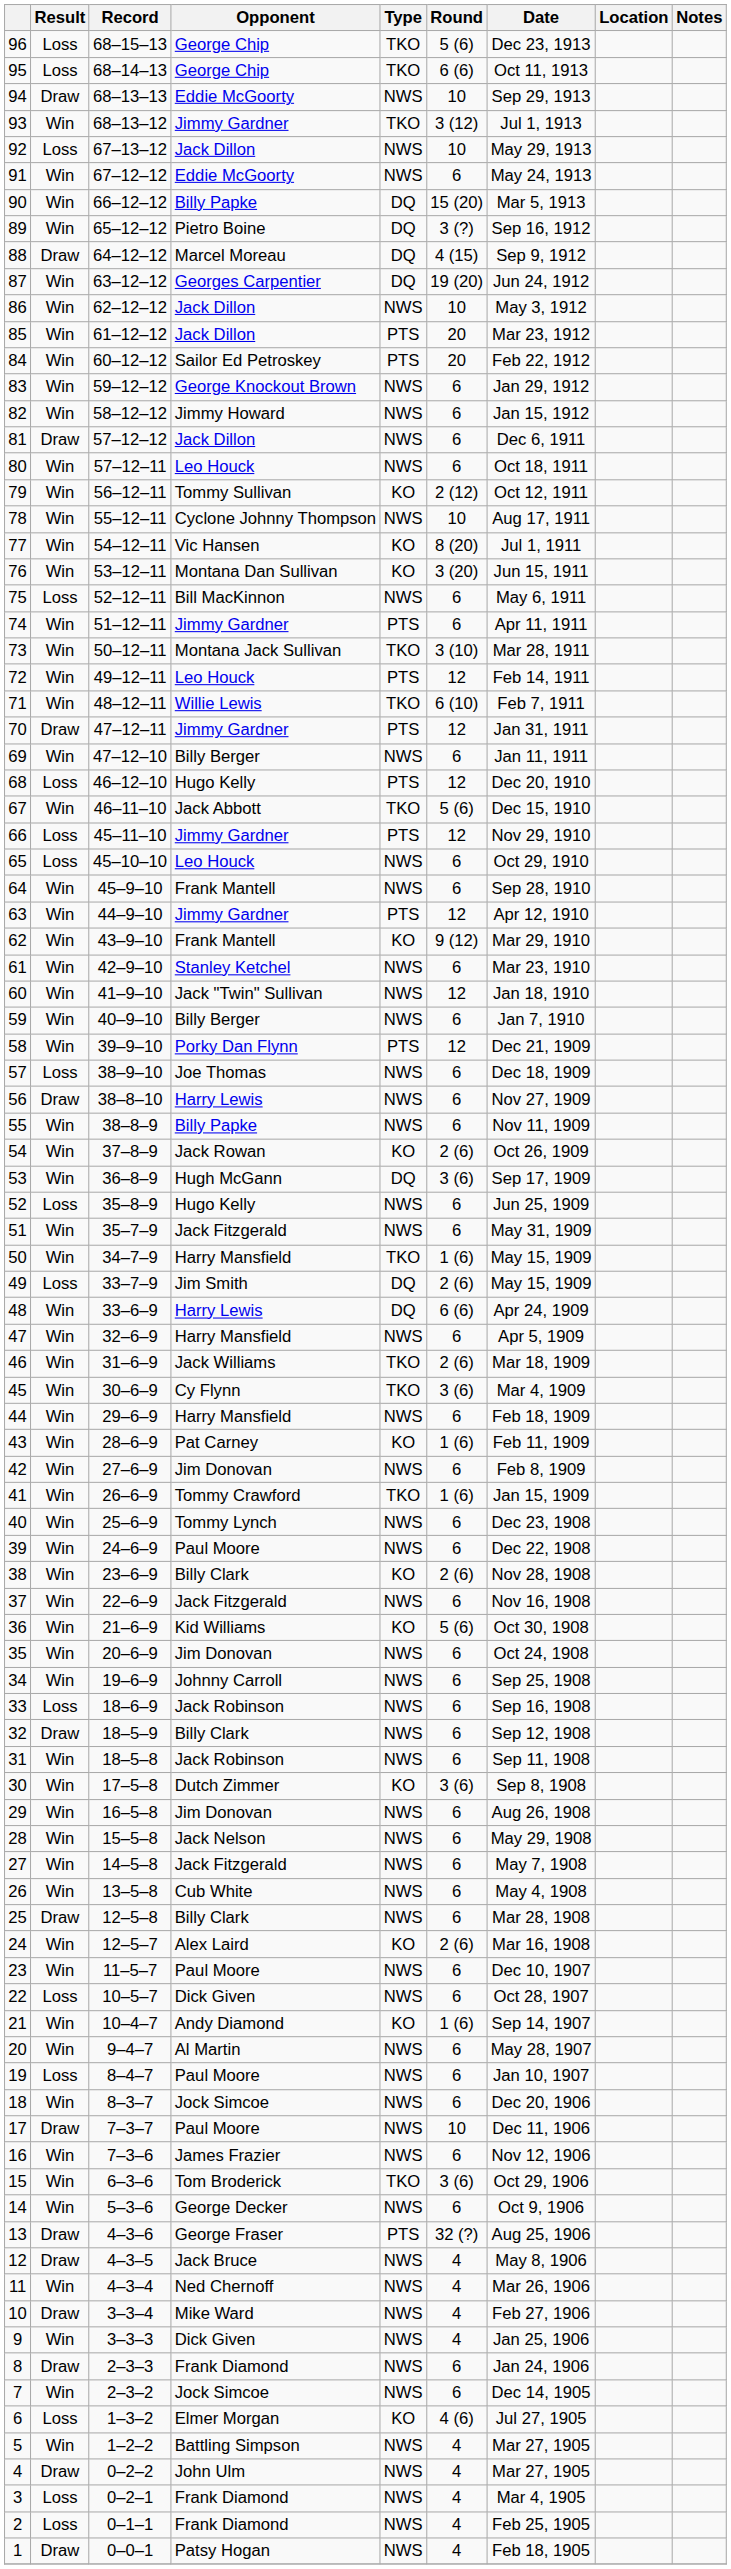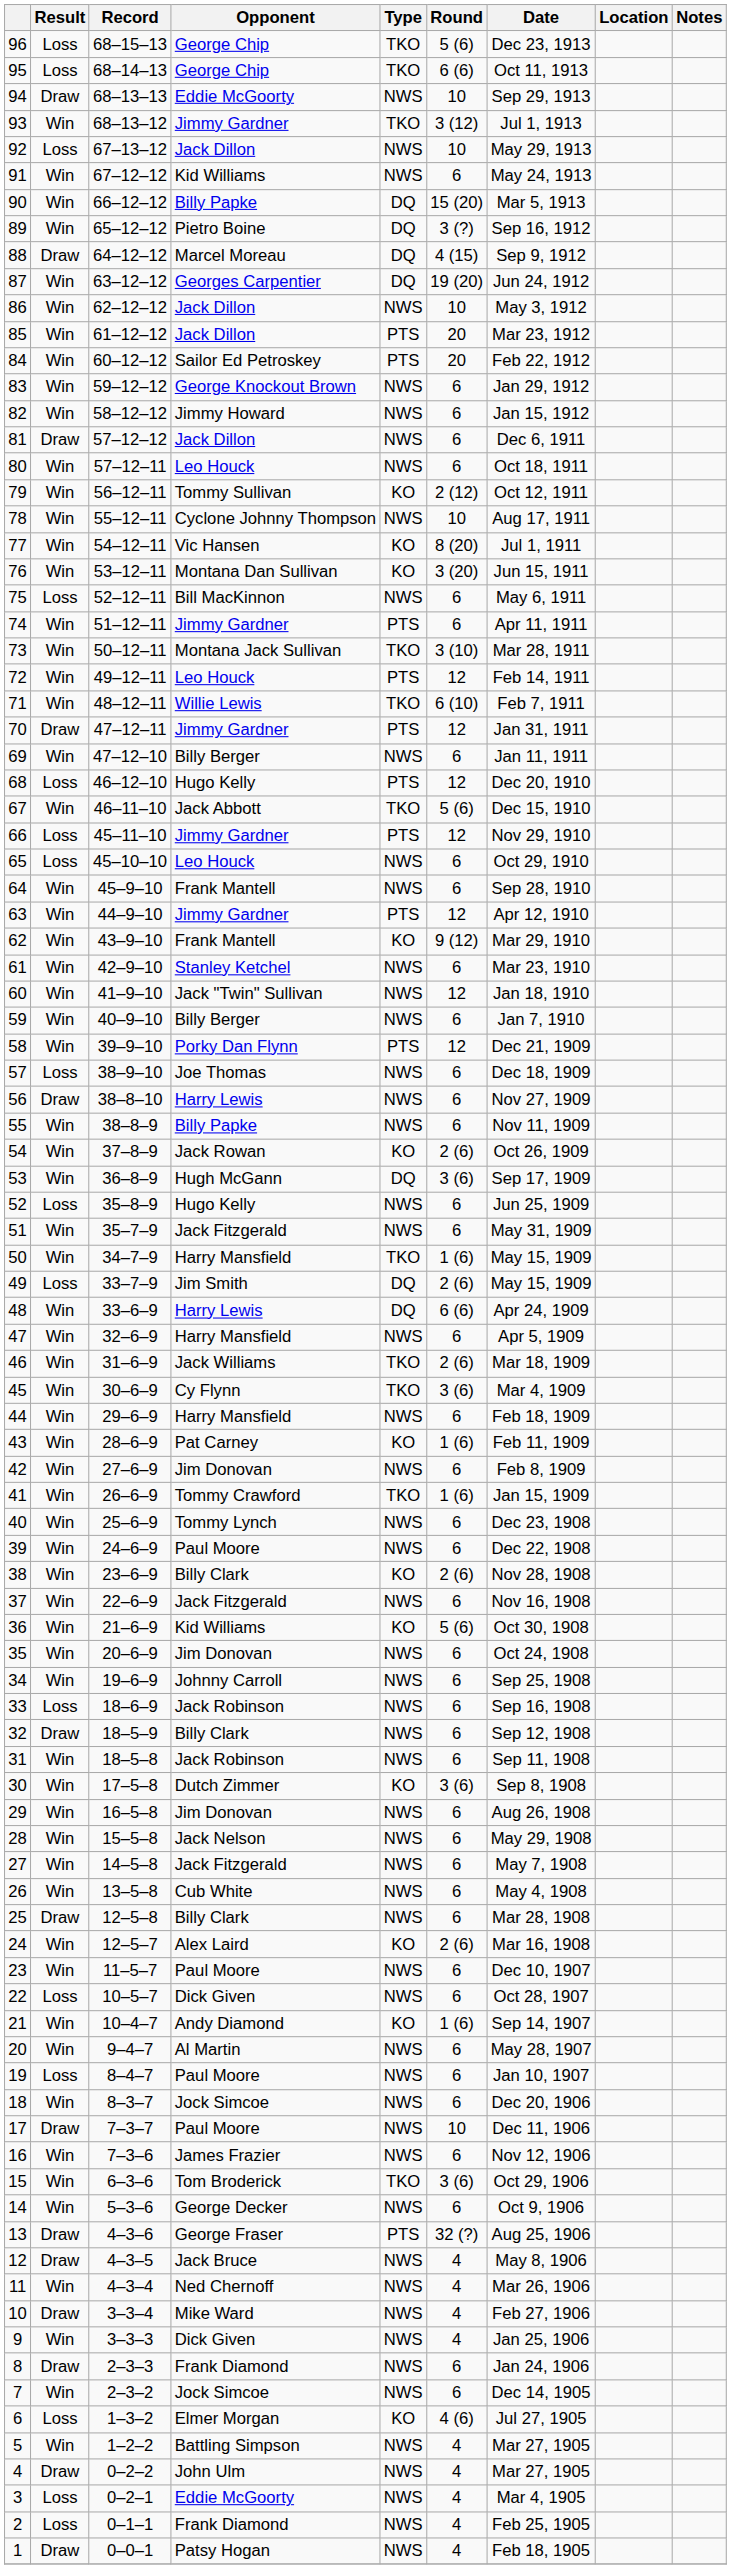(234, 176) Eddie McGoorty -> (220, 176) Kid Williams
(232, 2498) Frank Diamond -> (234, 2498) Eddie McGoorty
